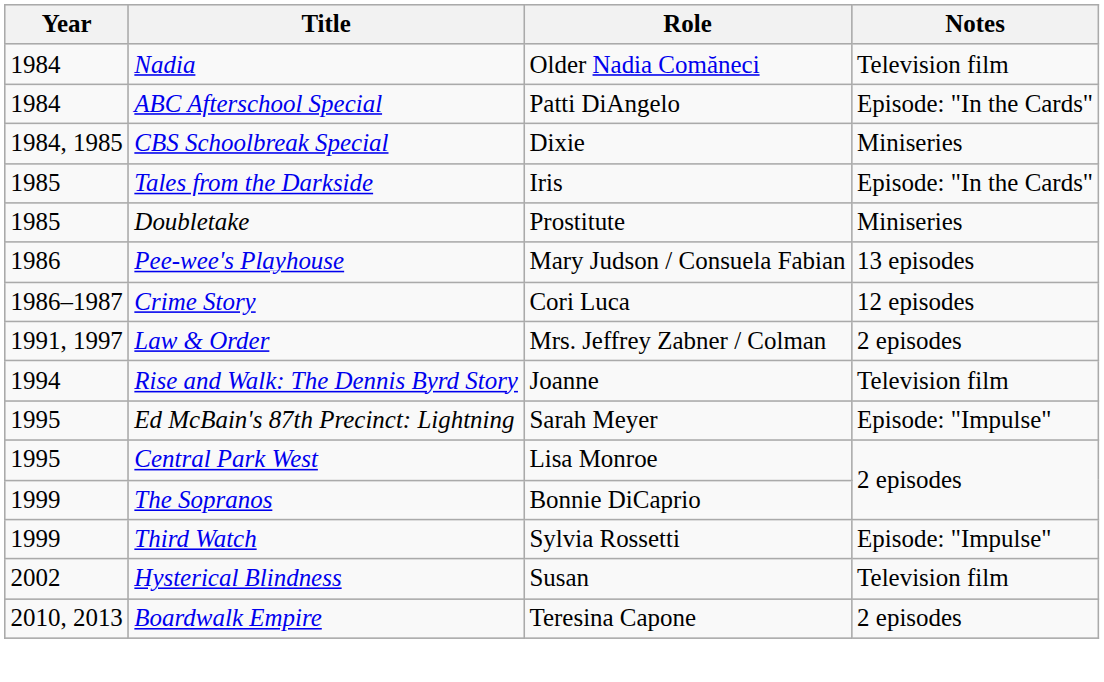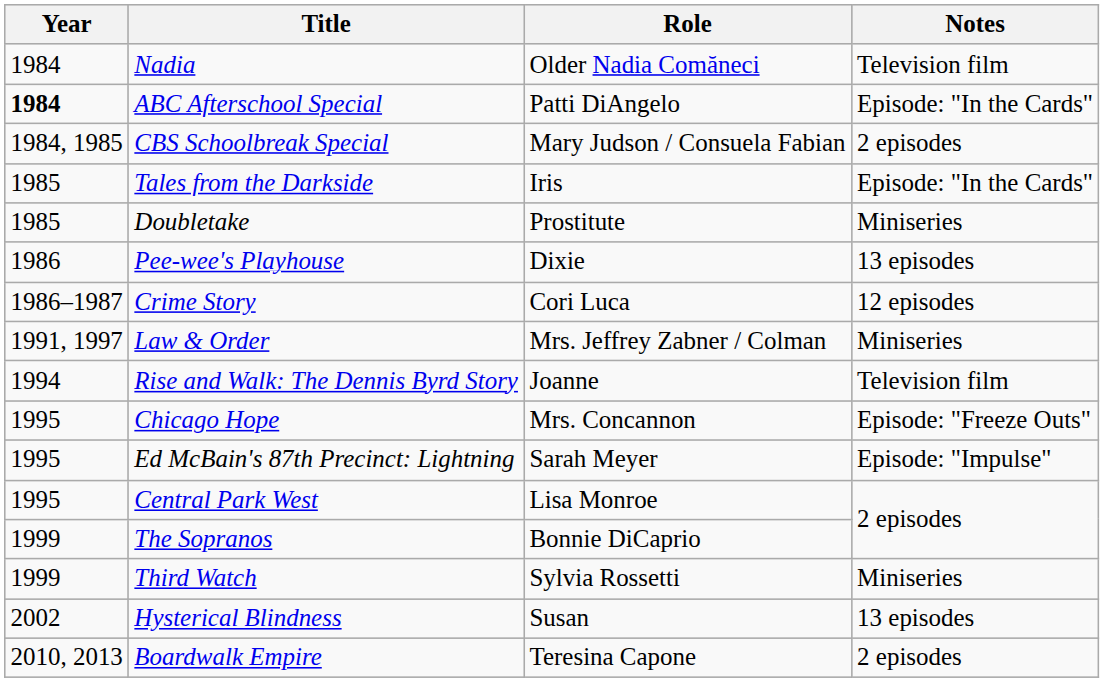(35, 103) normal -> (35, 103) bold
(557, 143) Dixie -> (688, 143) Mary Judson / Consuela Fabian
(910, 143) Miniseries -> (909, 143) 2 episodes
(688, 261) Mary Judson / Consuela Fabian -> (557, 261) Dixie
(909, 340) 2 episodes -> (910, 340) Miniseries
+ row: (207, 420)
(954, 538) Episode: "Impulse" -> (910, 578) Miniseries
(933, 578) Television film -> (916, 618) 13 episodes
